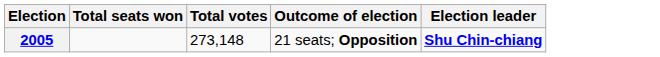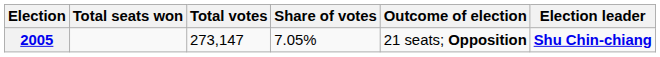+ column: (326, 16)
(217, 39) 273,148 -> (217, 39) 273,147
